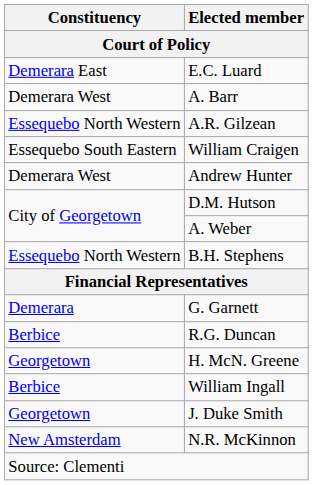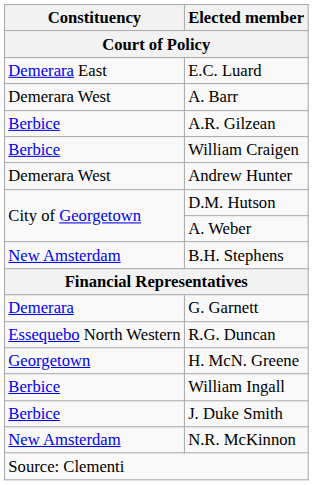(94, 123) Essequebo North Western -> (34, 123) Berbice
(92, 149) Essequebo South Eastern -> (34, 149) Berbice
(94, 255) Essequebo North Western -> (65, 255) New Amsterdam
(34, 334) Berbice -> (94, 334) Essequebo North Western
(49, 413) Georgetown -> (34, 413) Berbice
